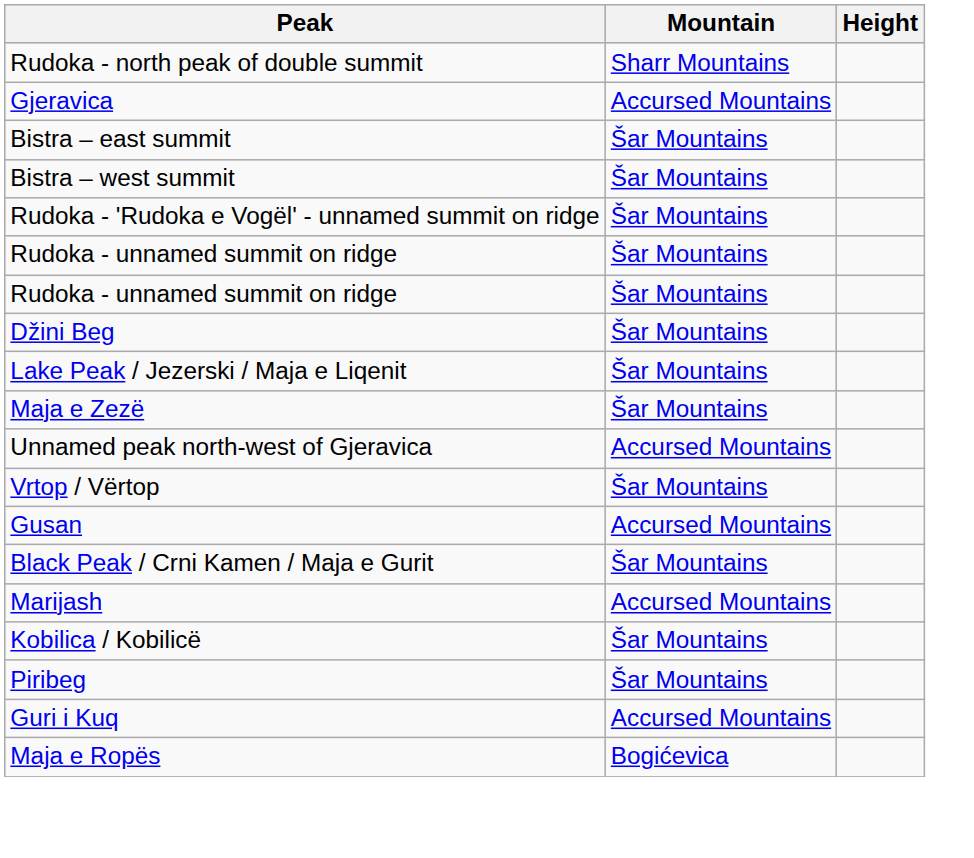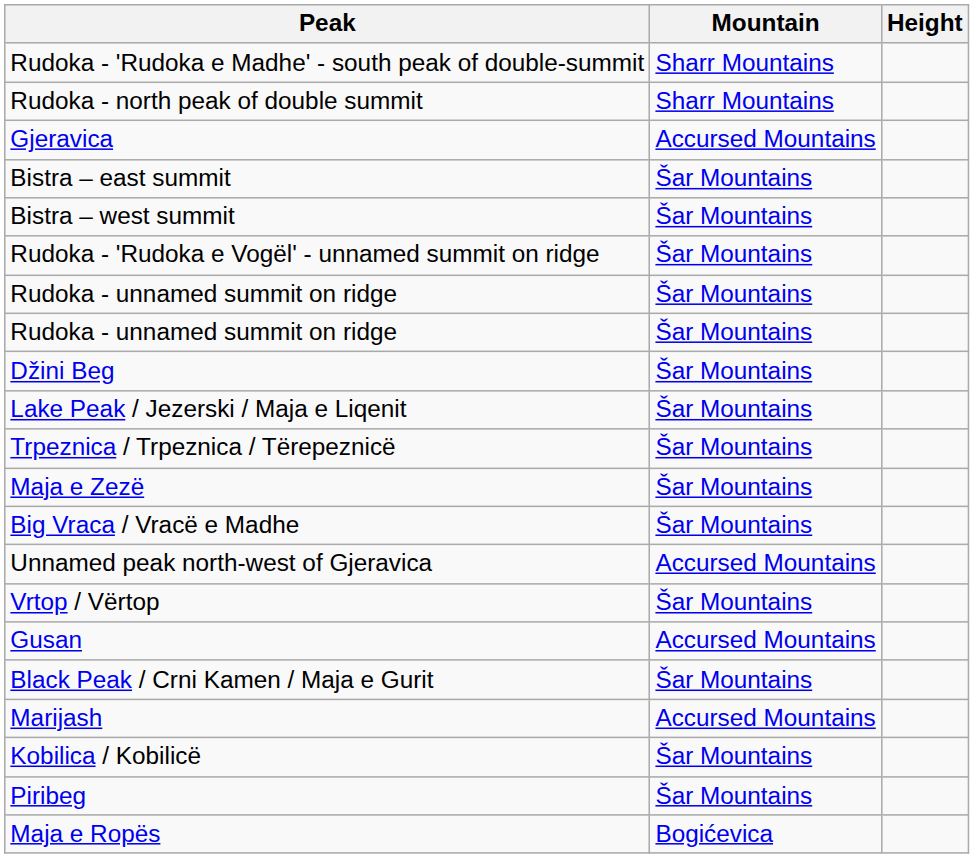+ row: (327, 62)
+ row: (203, 448)
+ row: (155, 525)
- row: (64, 718)
